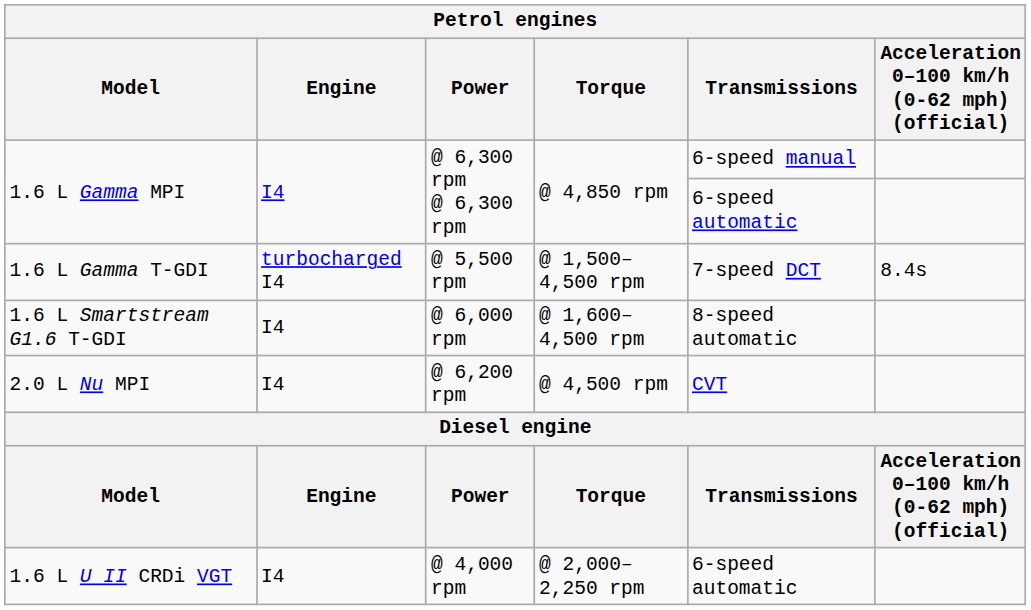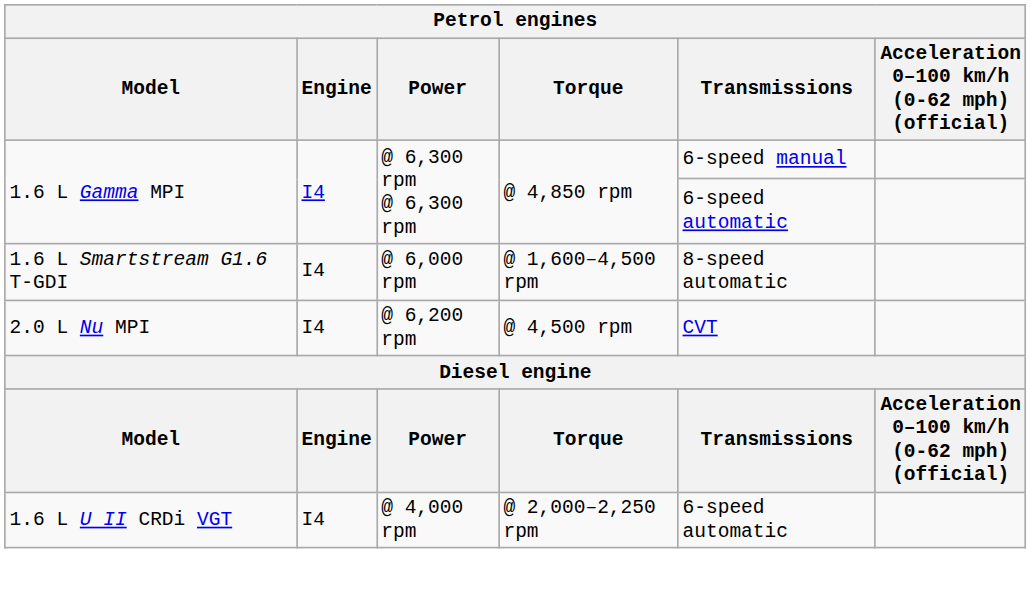- row: (109, 271)
